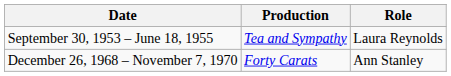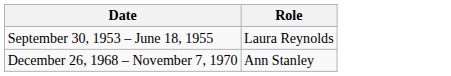- column: (295, 15)
